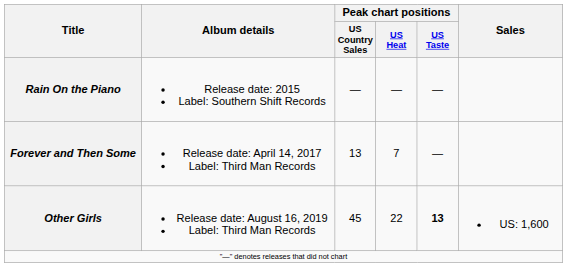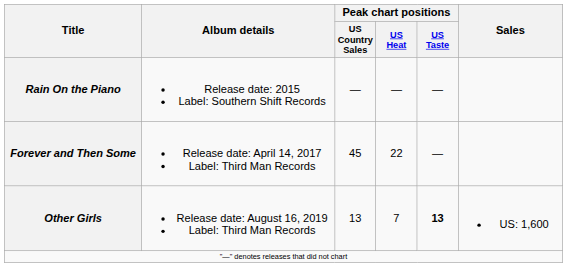(355, 154) 13 -> (355, 154) 45
(396, 154) 7 -> (396, 154) 22
(355, 218) 45 -> (355, 218) 13
(396, 218) 22 -> (396, 218) 7
